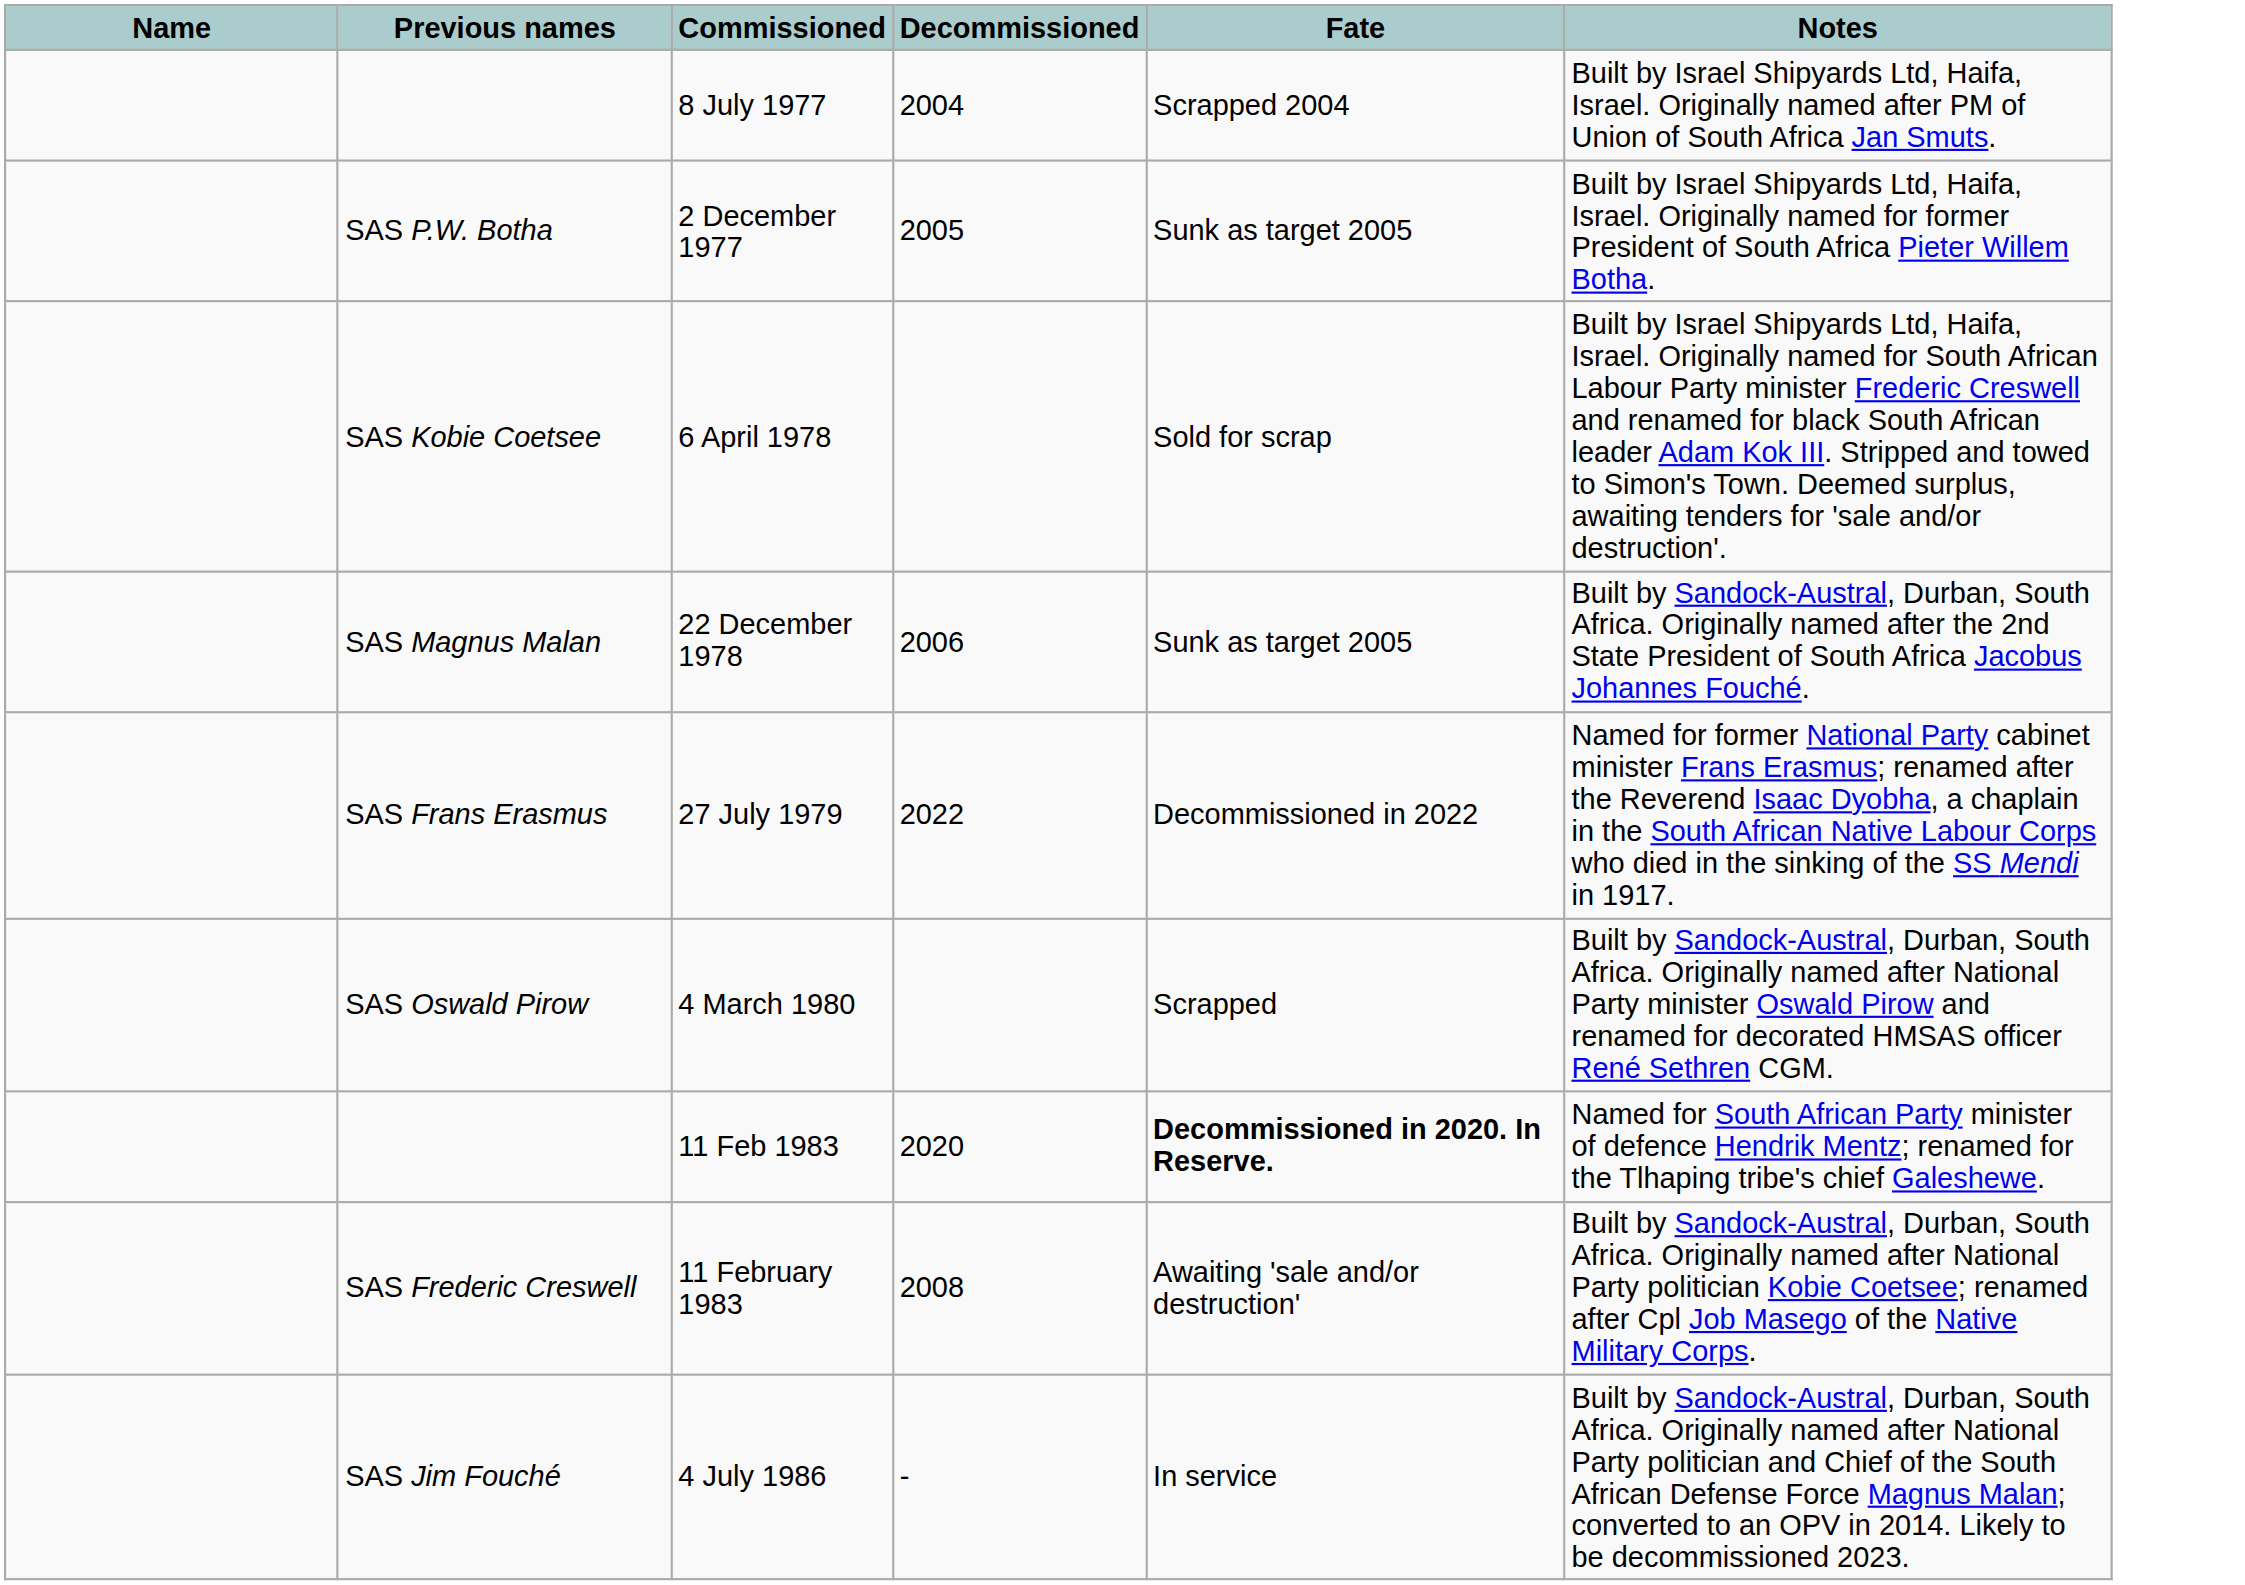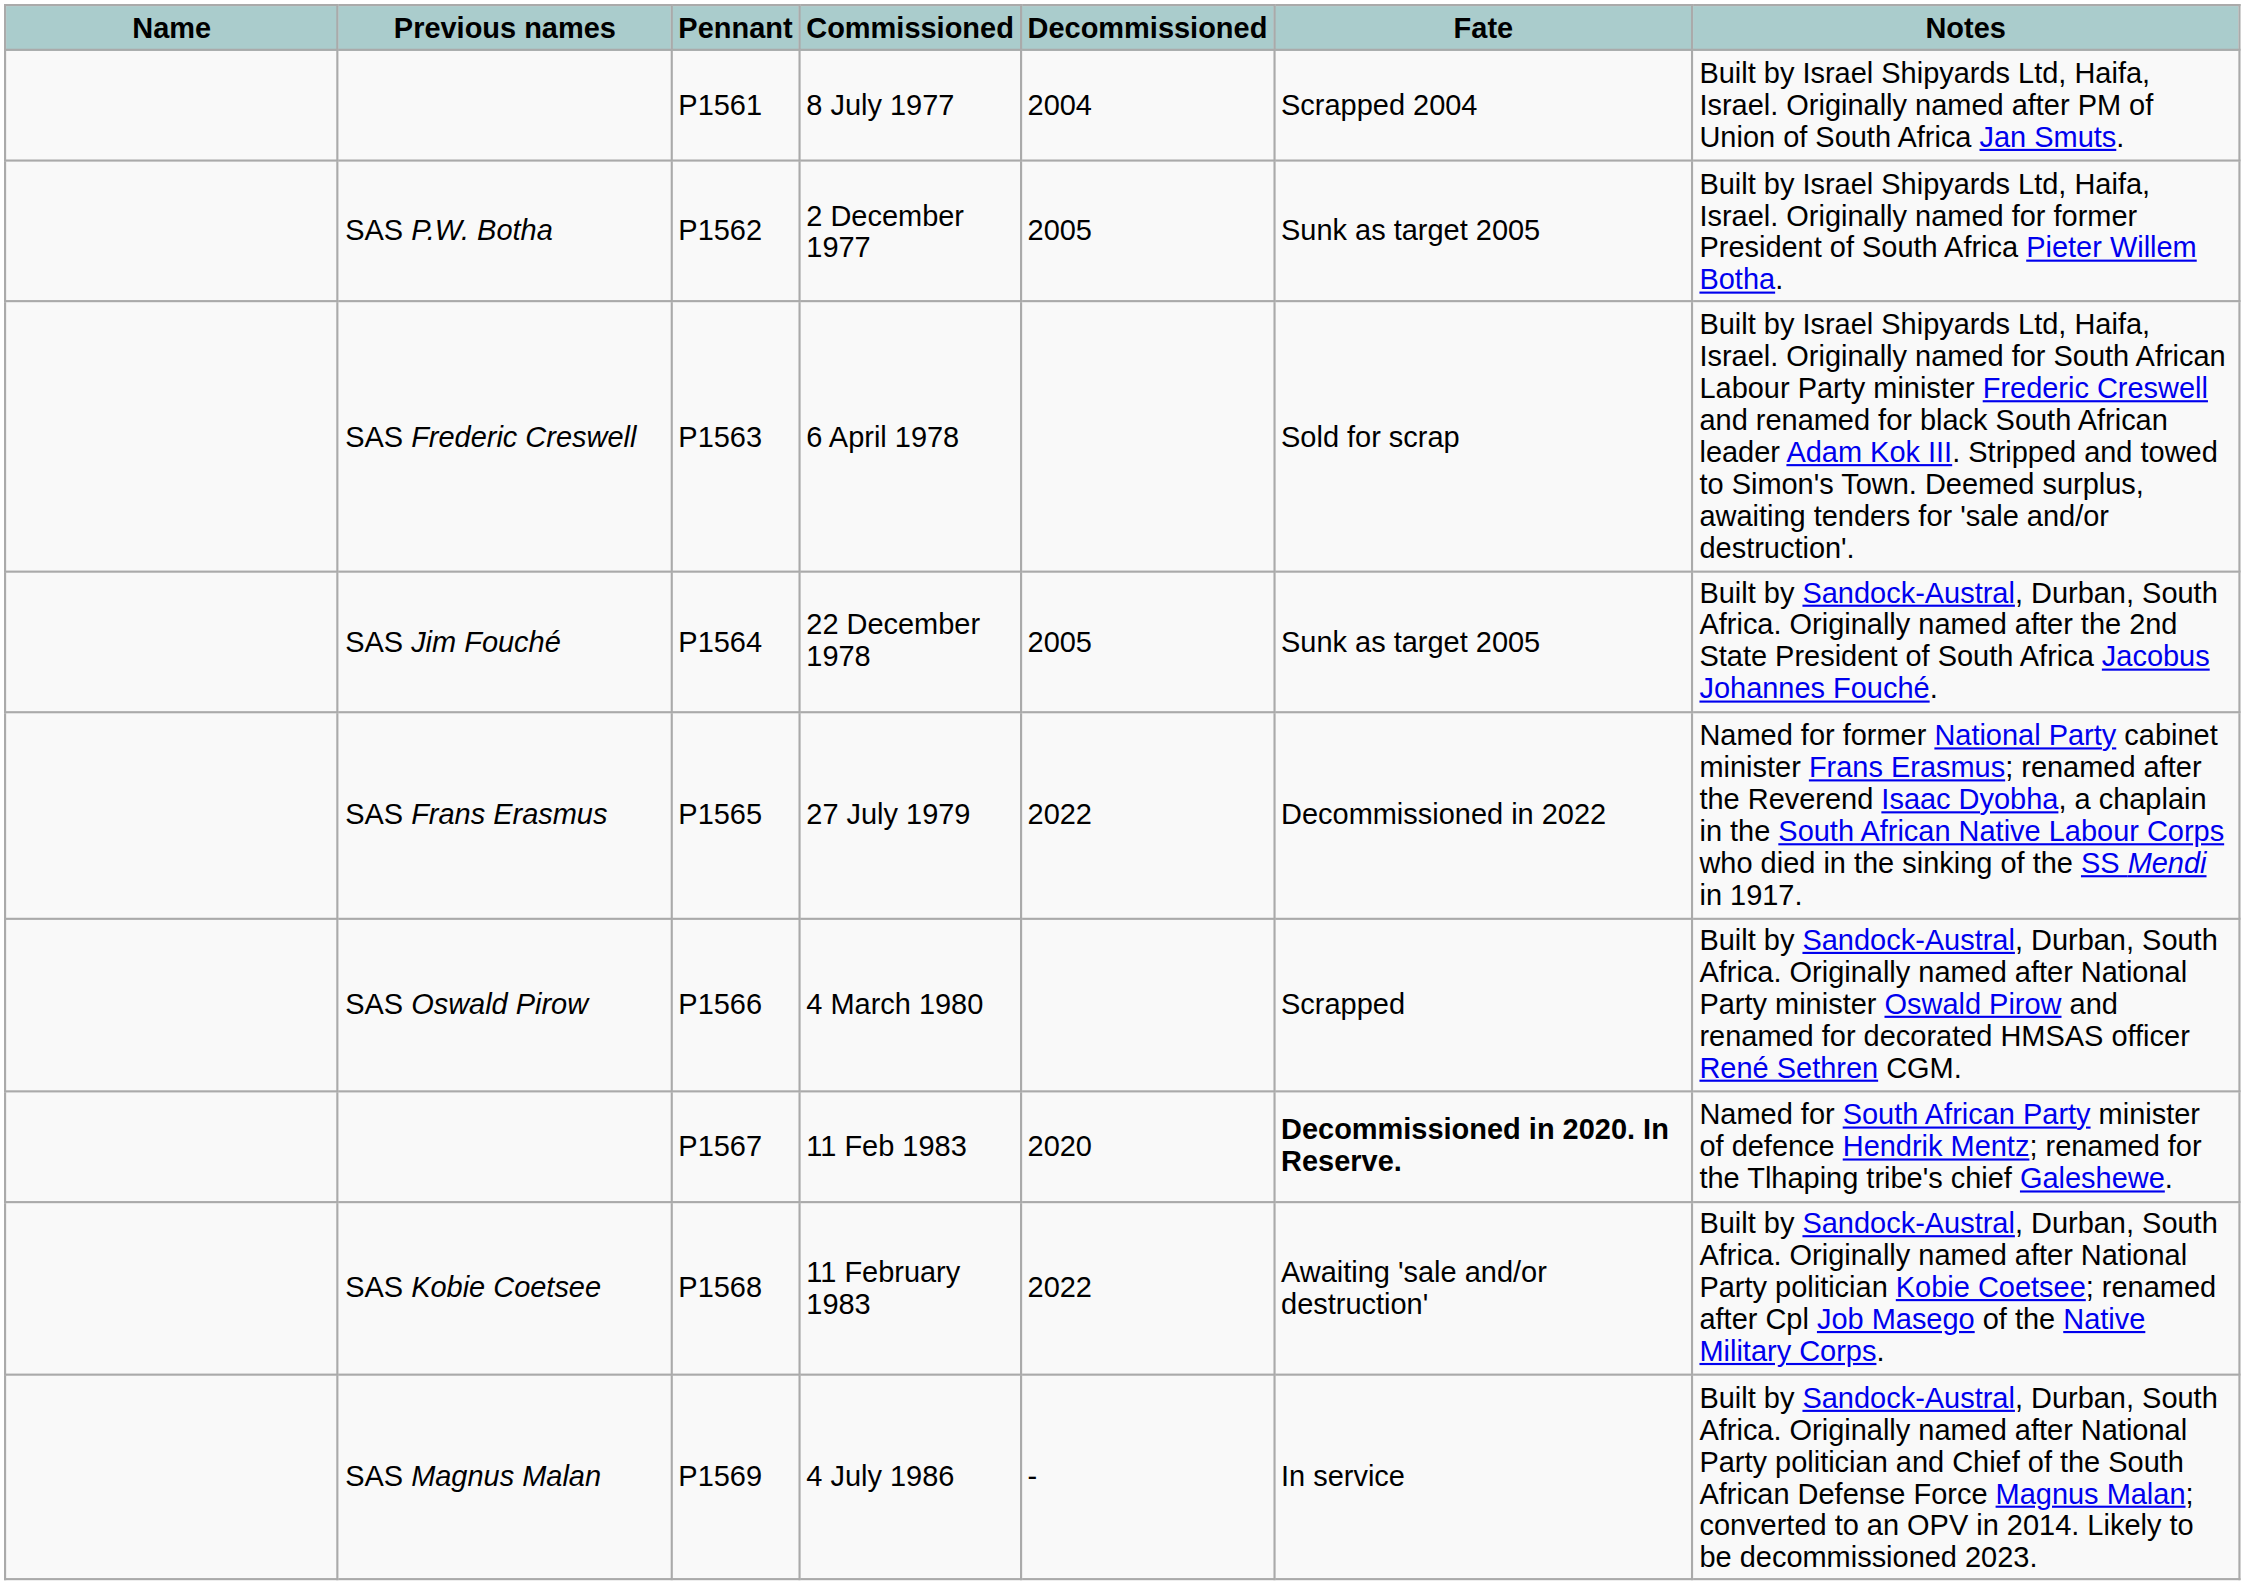+ column: (735, 27)
(473, 436) SAS Kobie Coetsee -> (491, 436) SAS Frederic Creswell
(473, 641) SAS Magnus Malan -> (453, 641) SAS Jim Fouché
(932, 641) 2006 -> (1060, 641) 2005
(491, 1287) SAS Frederic Creswell -> (473, 1287) SAS Kobie Coetsee
(932, 1287) 2008 -> (1060, 1287) 2022
(453, 1477) SAS Jim Fouché -> (473, 1477) SAS Magnus Malan
